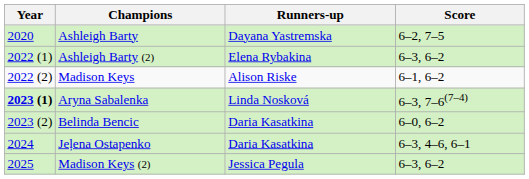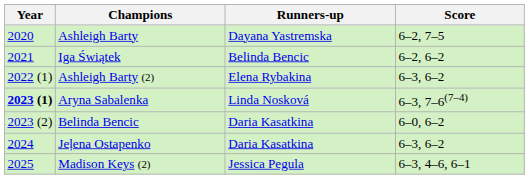+ row: (89, 56)
- row: (96, 77)
(434, 143) 6–3, 4–6, 6–1 -> (421, 143) 6–3, 6–2
(421, 164) 6–3, 6–2 -> (434, 164) 6–3, 4–6, 6–1
